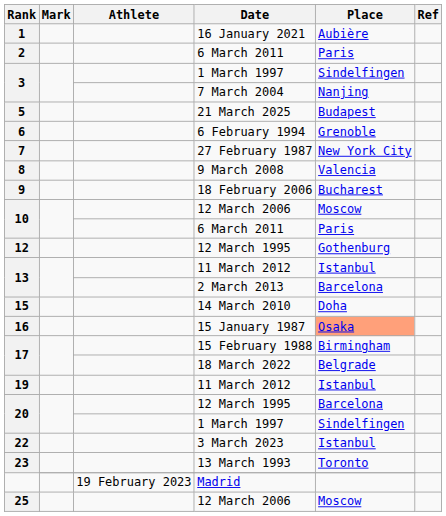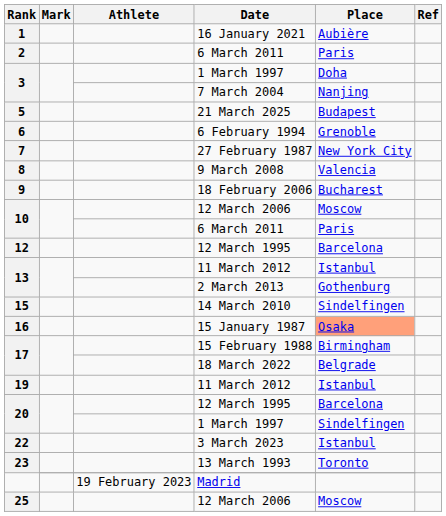(361, 73) Sindelfingen -> (333, 73) Doha
(354, 248) Gothenburg -> (351, 248) Barcelona
(351, 287) Barcelona -> (354, 287) Gothenburg
(333, 307) Doha -> (361, 307) Sindelfingen
